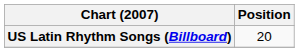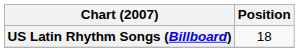(264, 36) 20 -> (264, 36) 18
